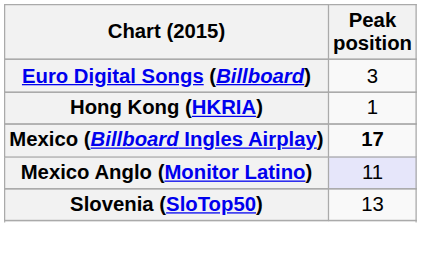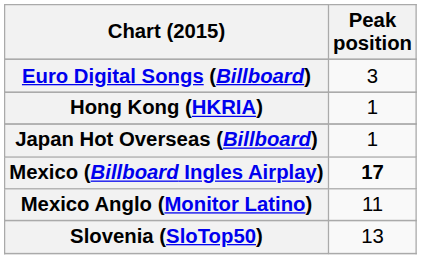+ row: (166, 140)
(372, 172) lavender background -> (372, 204) no background
